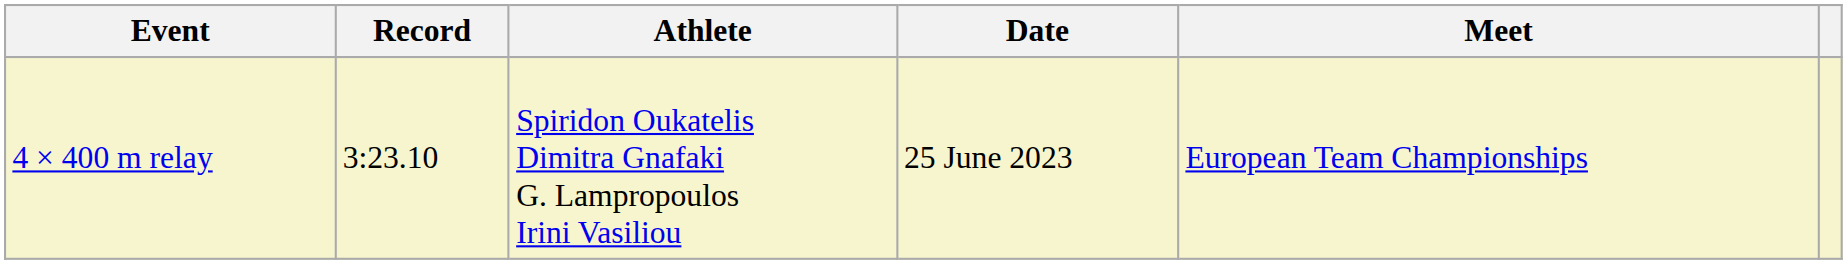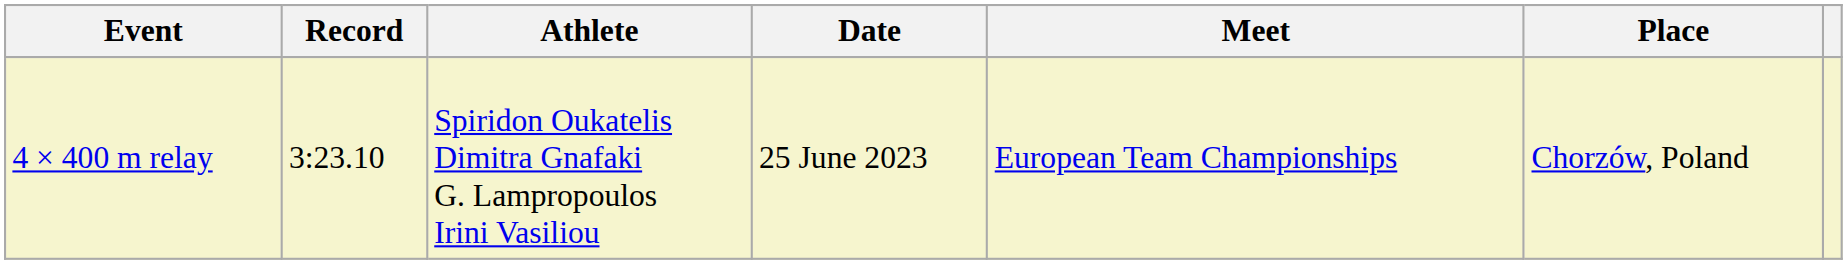+ column: (1673, 30)
